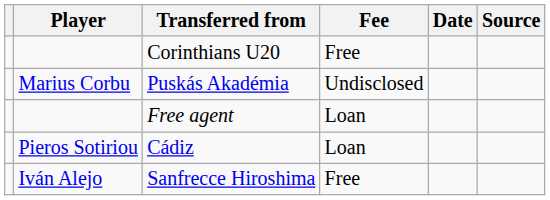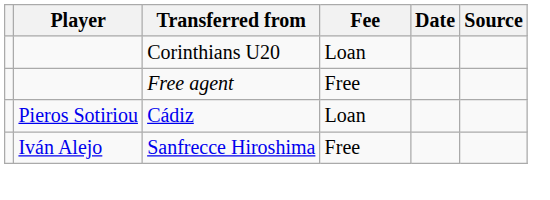(342, 52) Free -> (345, 52) Loan
- row: (218, 83)
(345, 115) Loan -> (342, 83) Free
